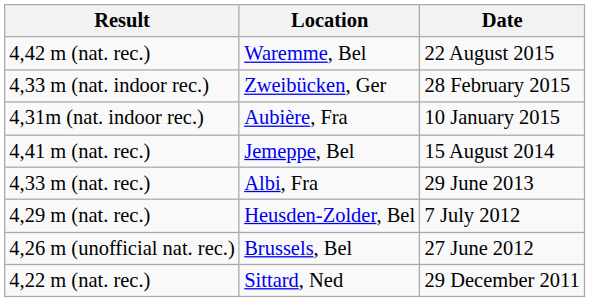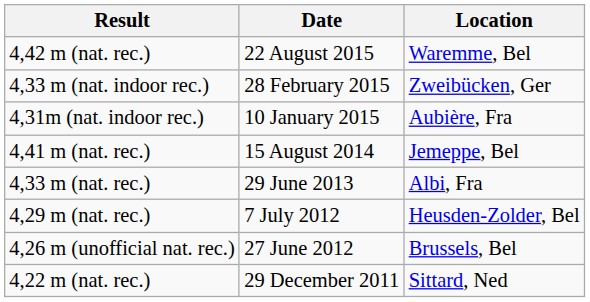columns swapped: (502, 20) <-> (330, 20)
